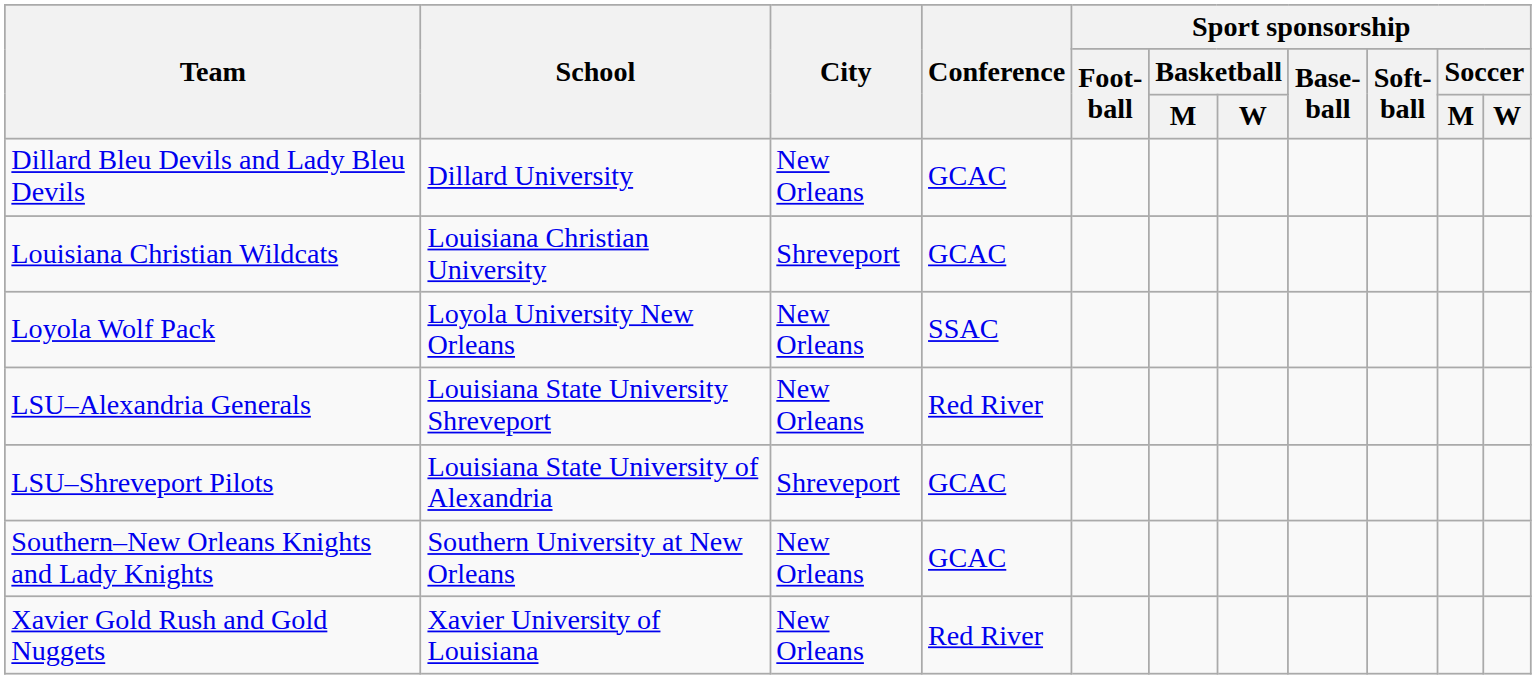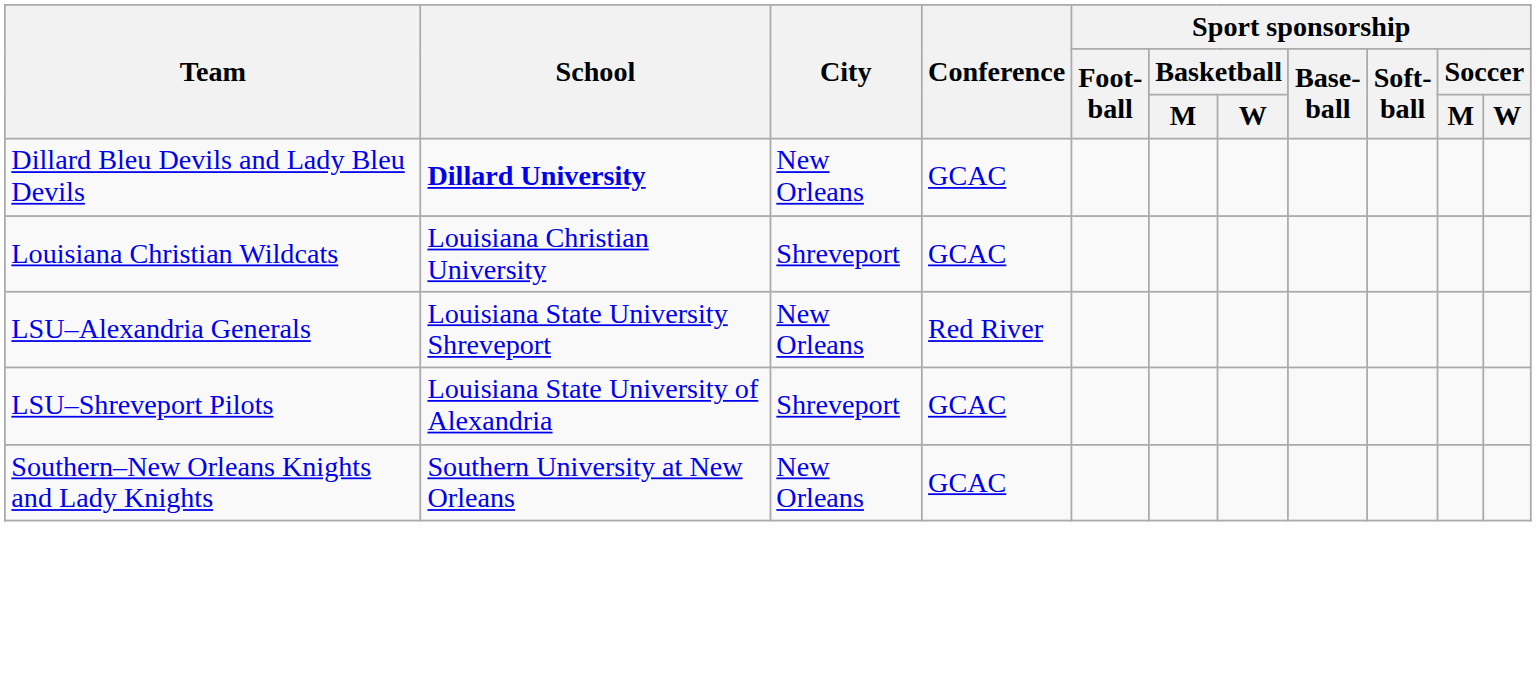(530, 176) normal -> (537, 176) bold
- row: (113, 329)
- row: (169, 634)
